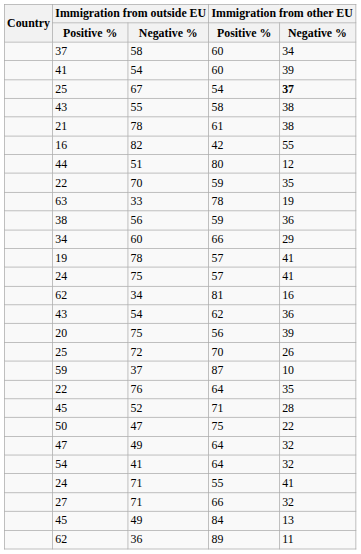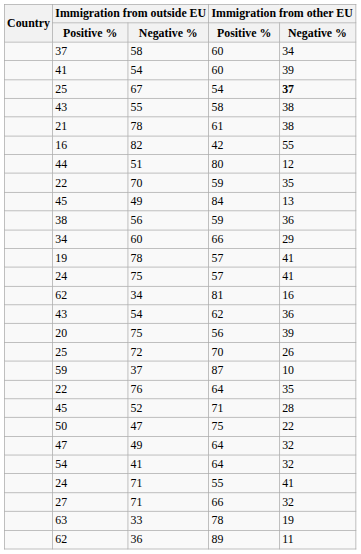rows swapped: (61, 520) <-> (61, 201)
